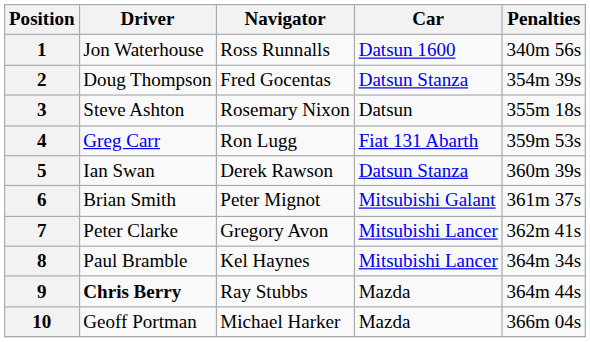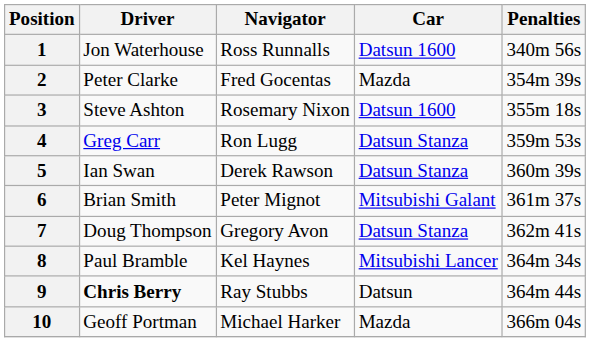(147, 79) Doug Thompson -> (131, 79) Peter Clarke
(413, 79) Datsun Stanza -> (385, 79) Mazda
(386, 110) Datsun -> (407, 110) Datsun 1600
(418, 140) Fiat 131 Abarth -> (413, 140) Datsun Stanza
(131, 230) Peter Clarke -> (147, 230) Doug Thompson
(428, 230) Mitsubishi Lancer -> (413, 230) Datsun Stanza
(385, 291) Mazda -> (386, 291) Datsun
